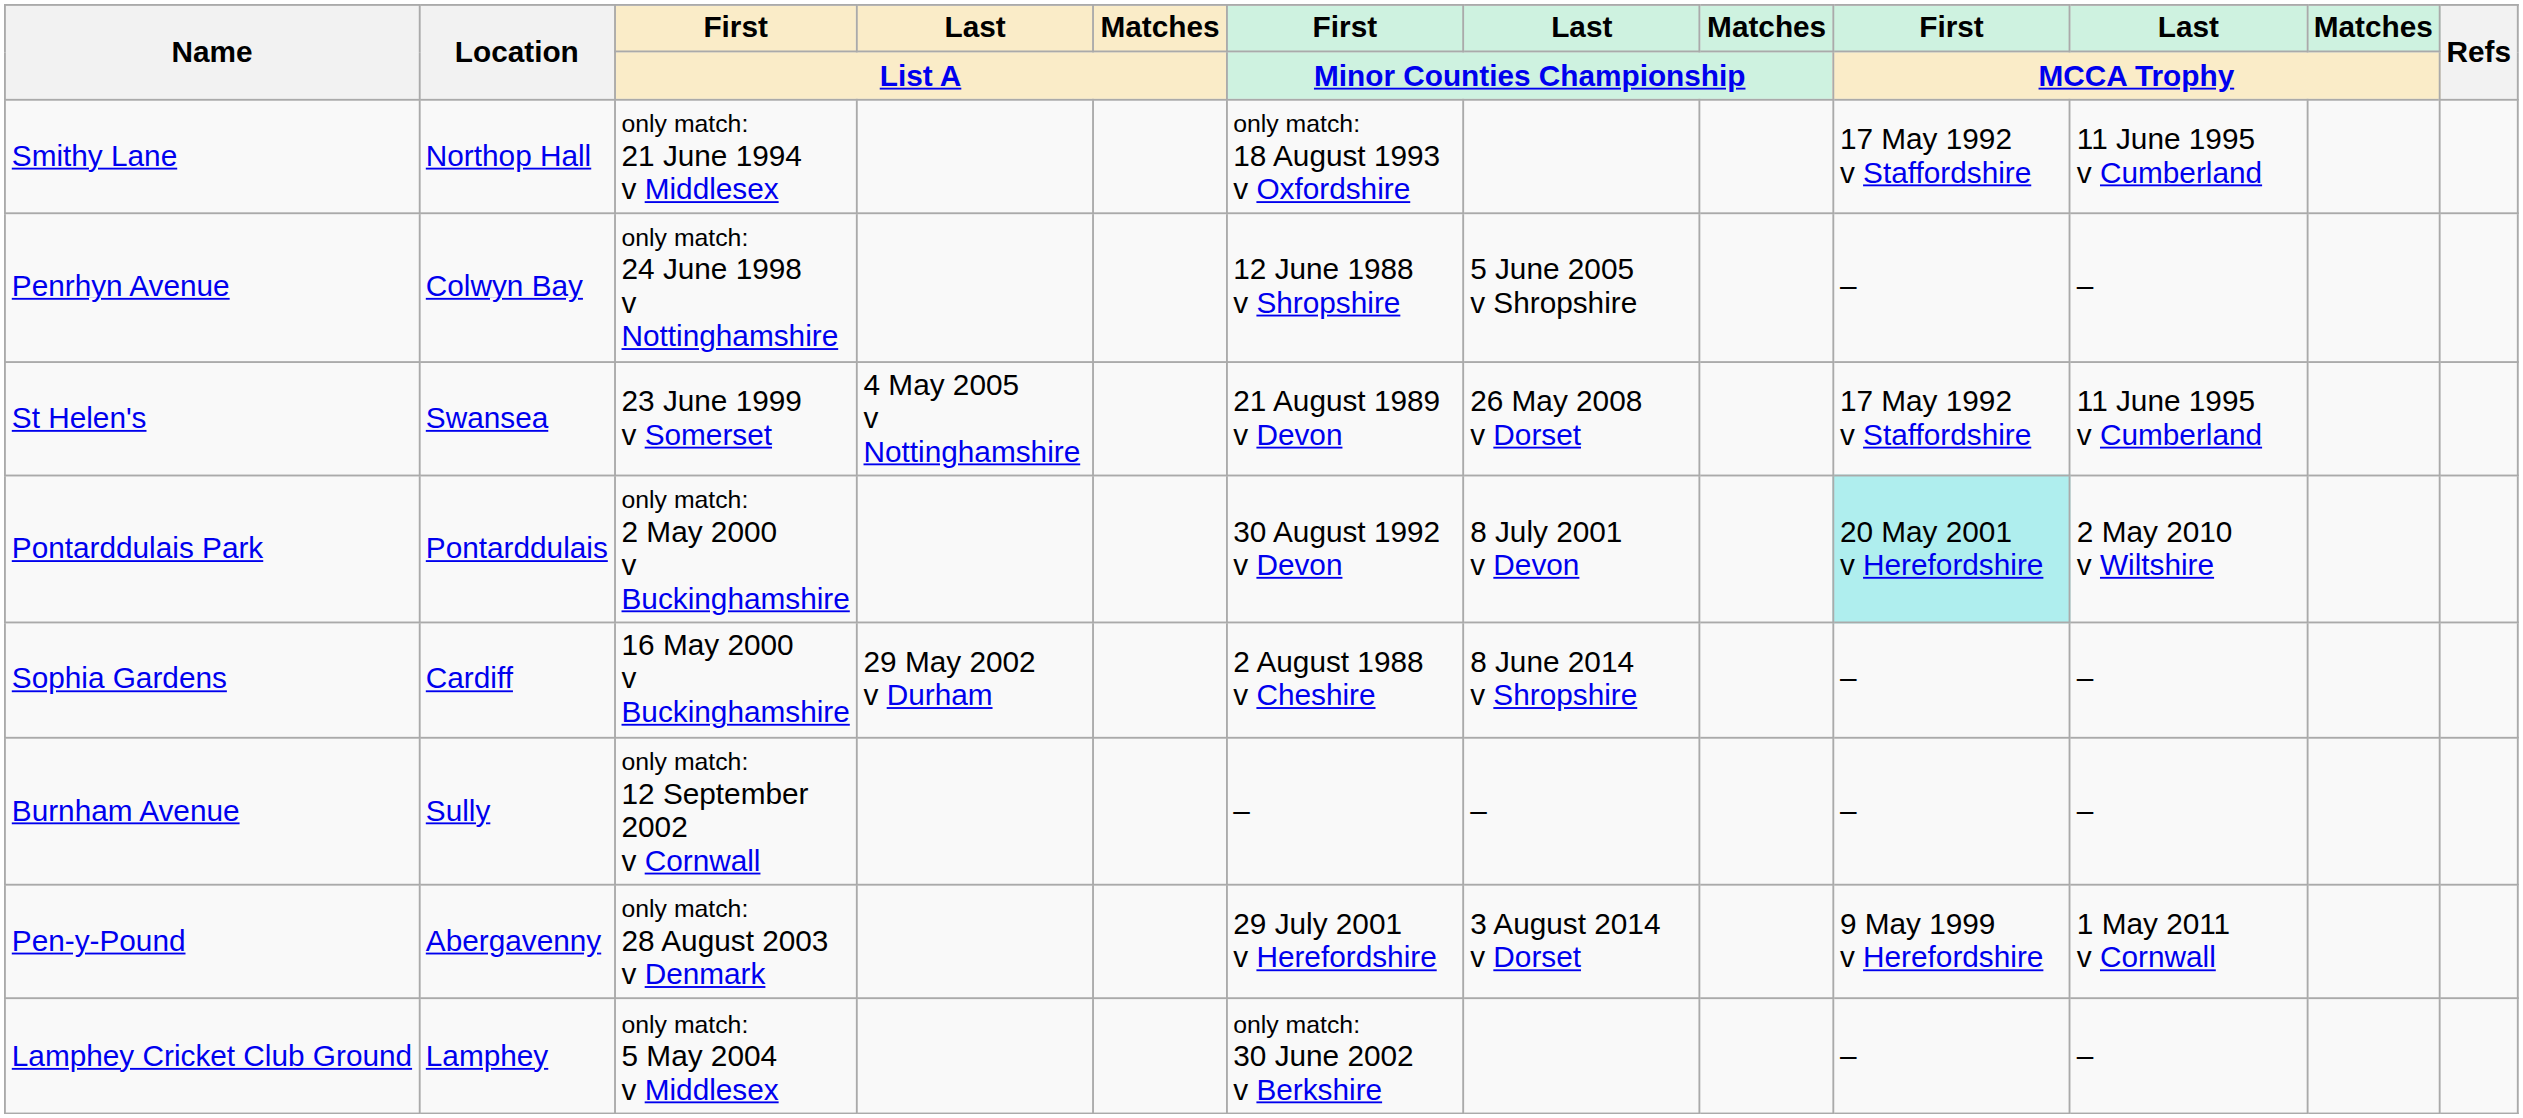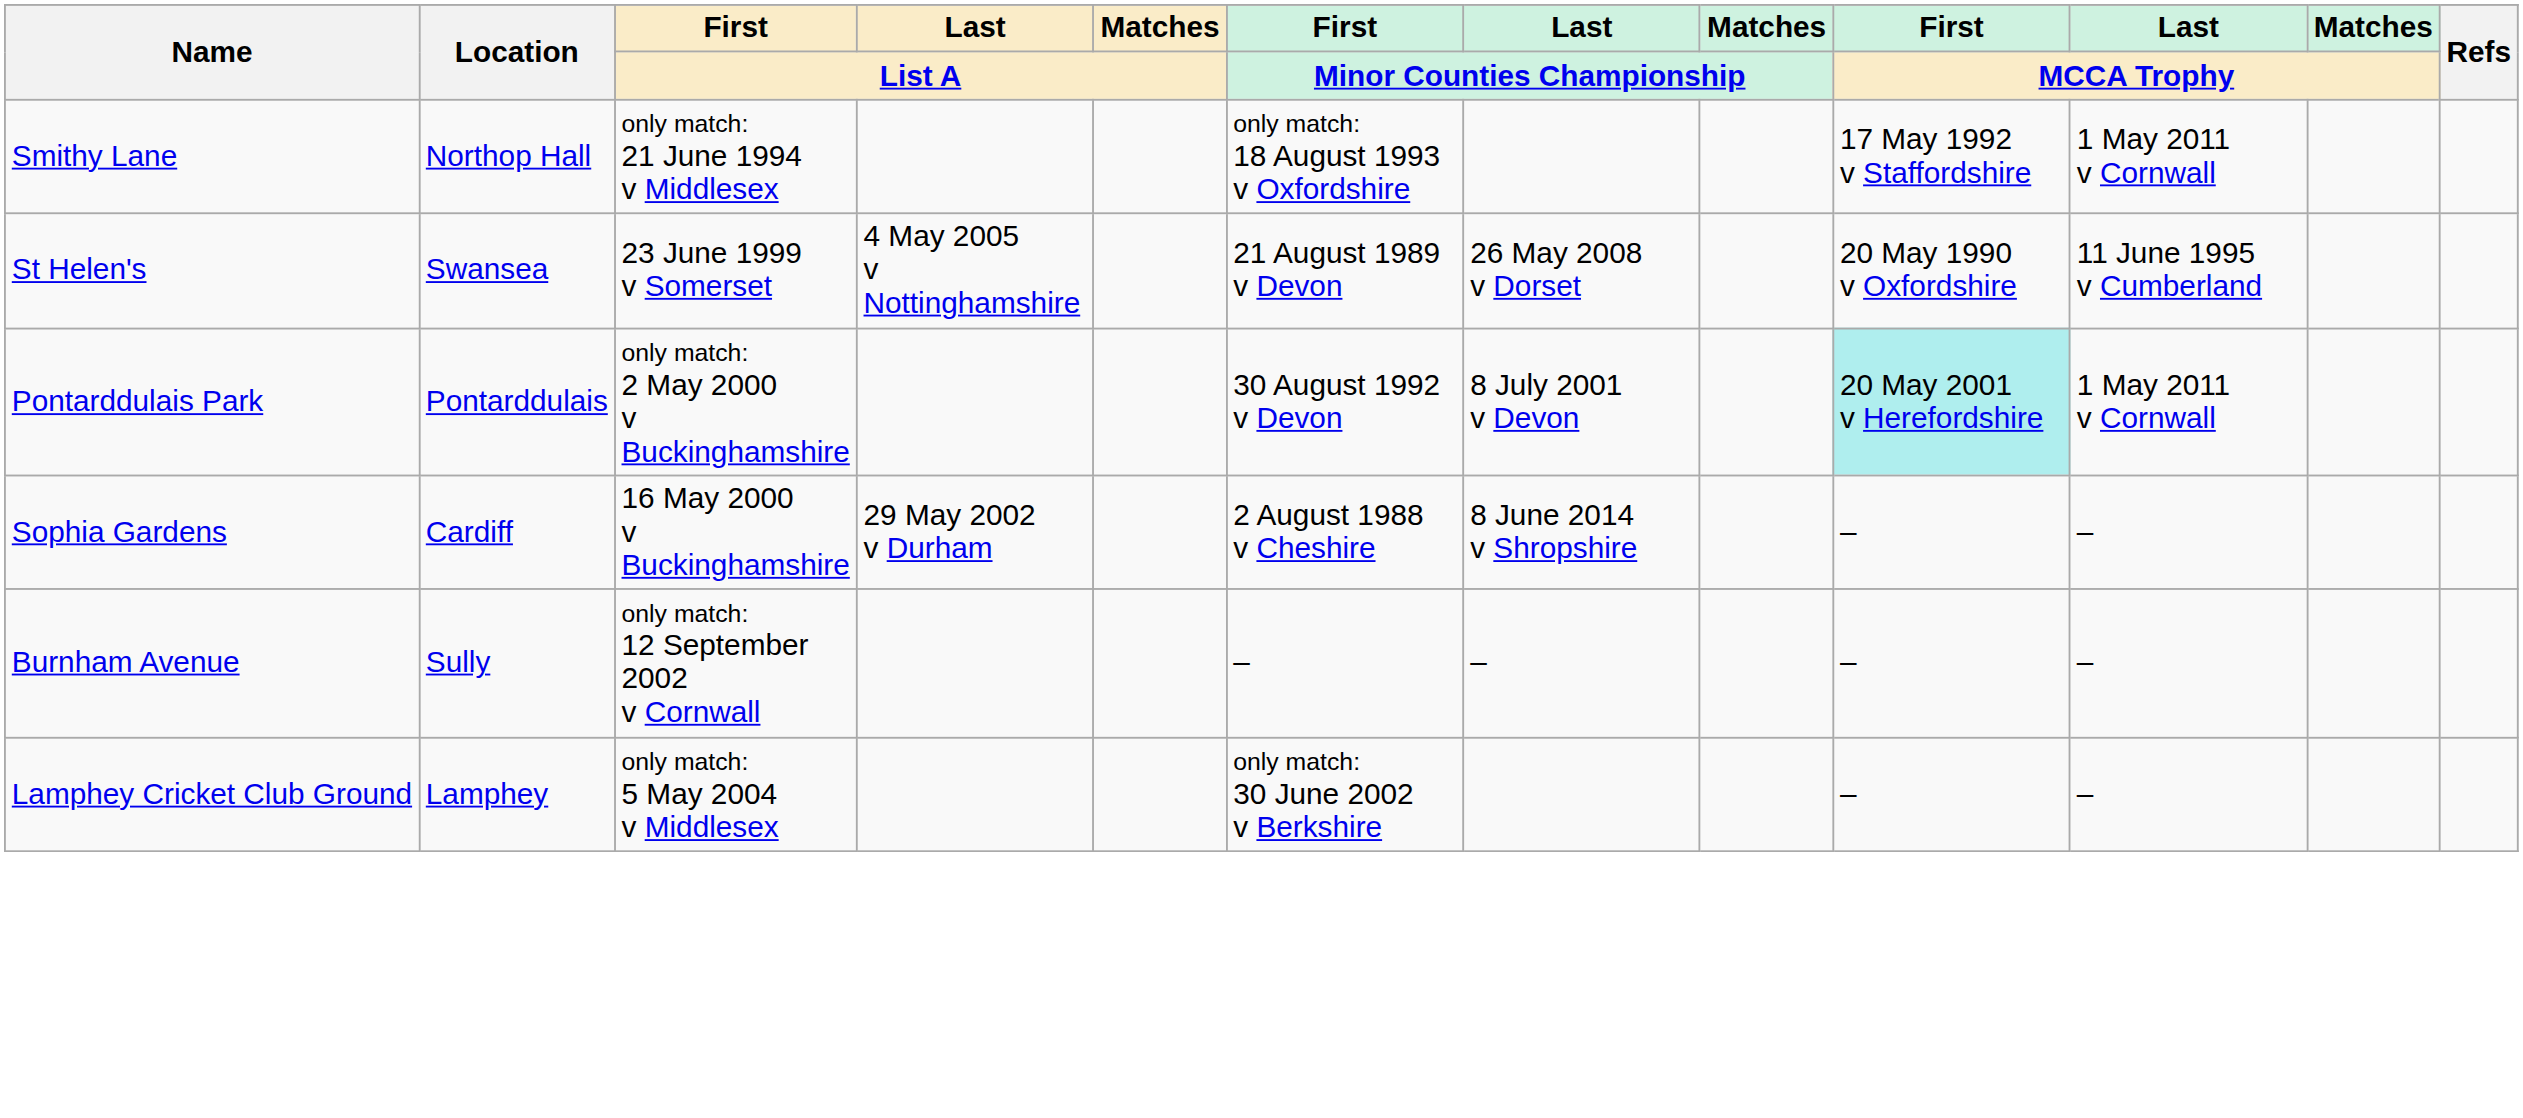(2169, 155) 11 June 1995 v Cumberland -> (2153, 155) 1 May 2011 v Cornwall
- row: (121, 286)
(1936, 417) 17 May 1992 v Staffordshire -> (1928, 270) 20 May 1990 v Oxfordshire
(2155, 548) 2 May 2010 v Wiltshire -> (2153, 401) 1 May 2011 v Cornwall
- row: (99, 941)
